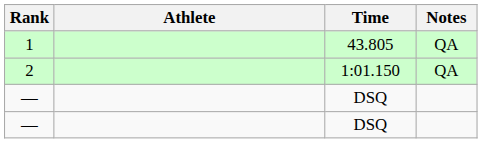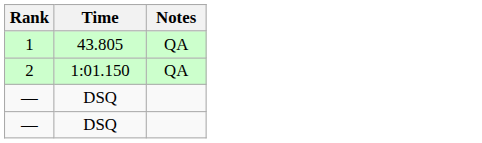- column: (189, 17)
